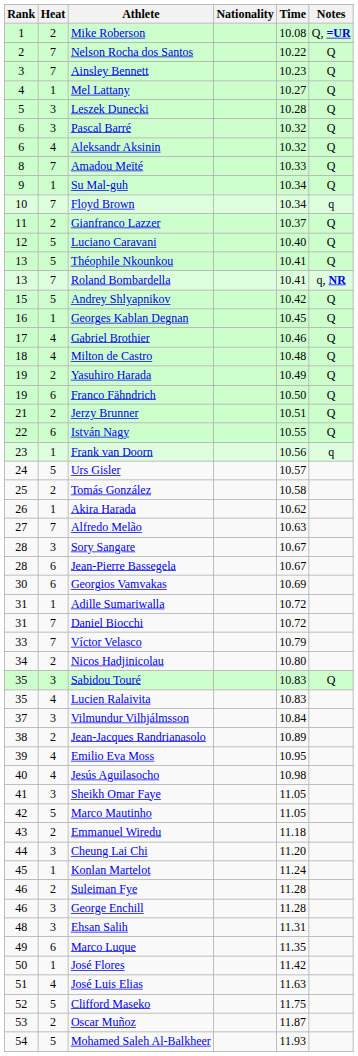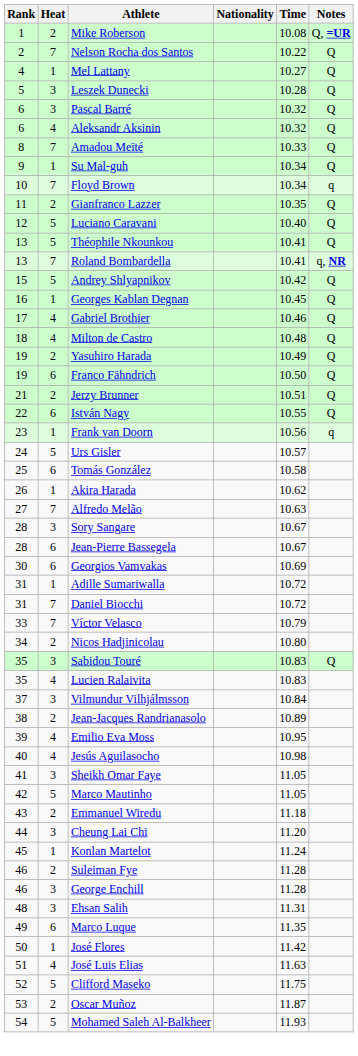- row: (110, 71)
(293, 223) 10.37 -> (293, 204) 10.35
(53, 489) 2 -> (53, 470) 6
